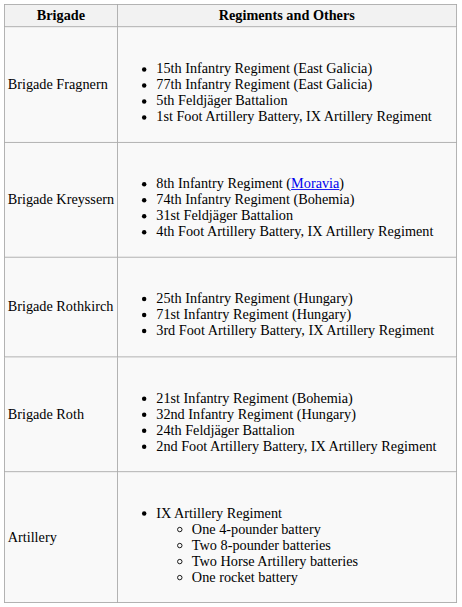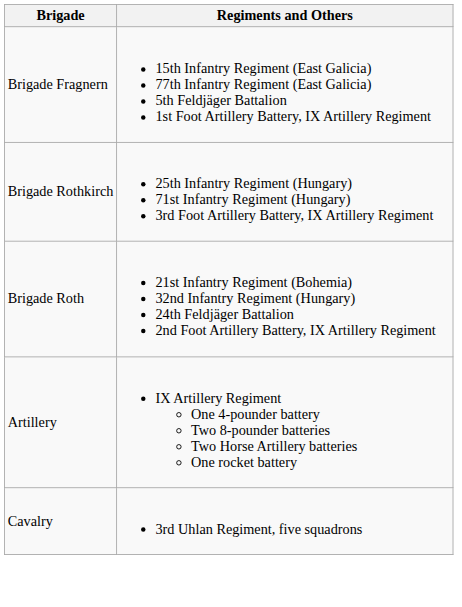- row: (61, 199)
+ row: (30, 521)
